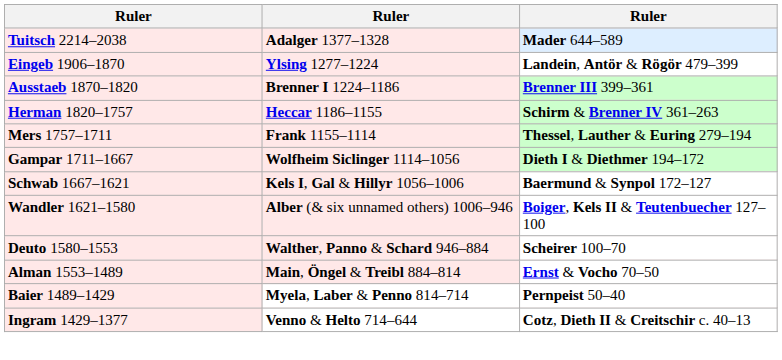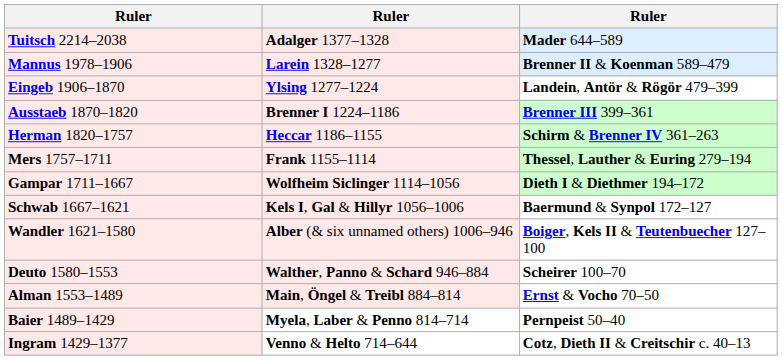+ row: (70, 64)
